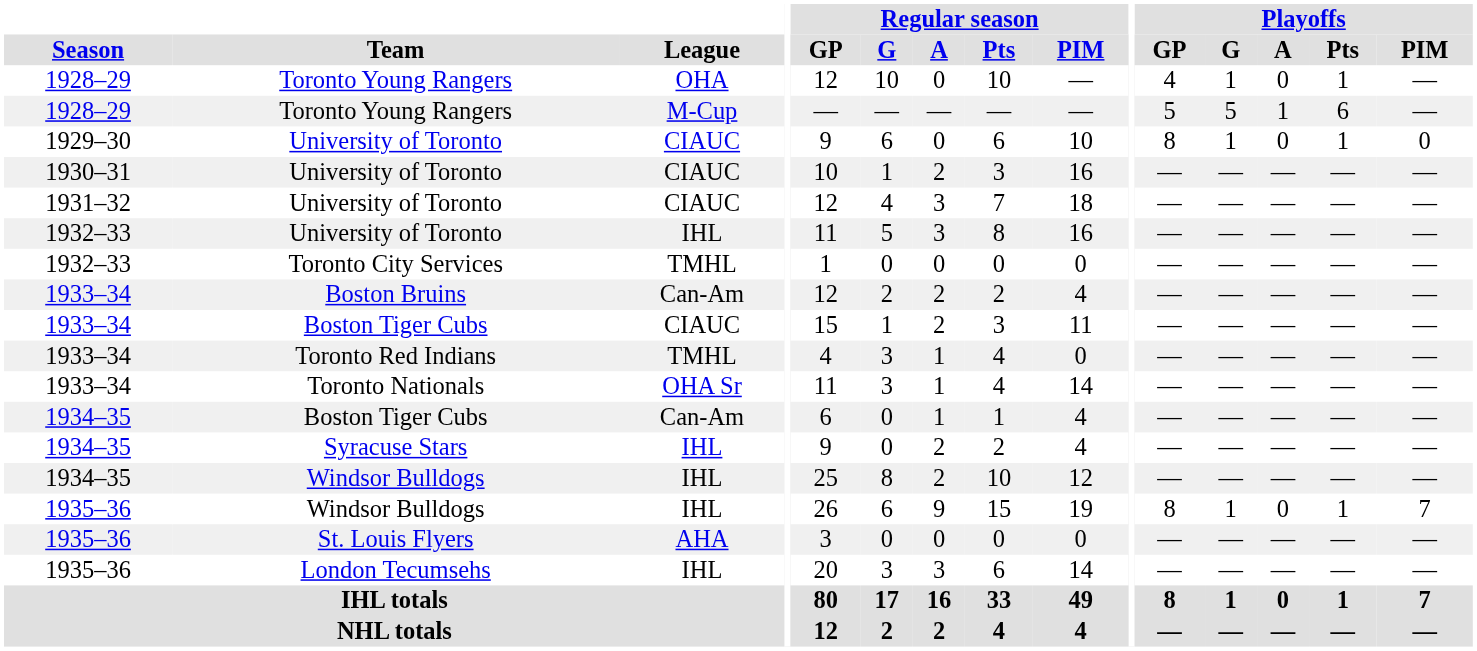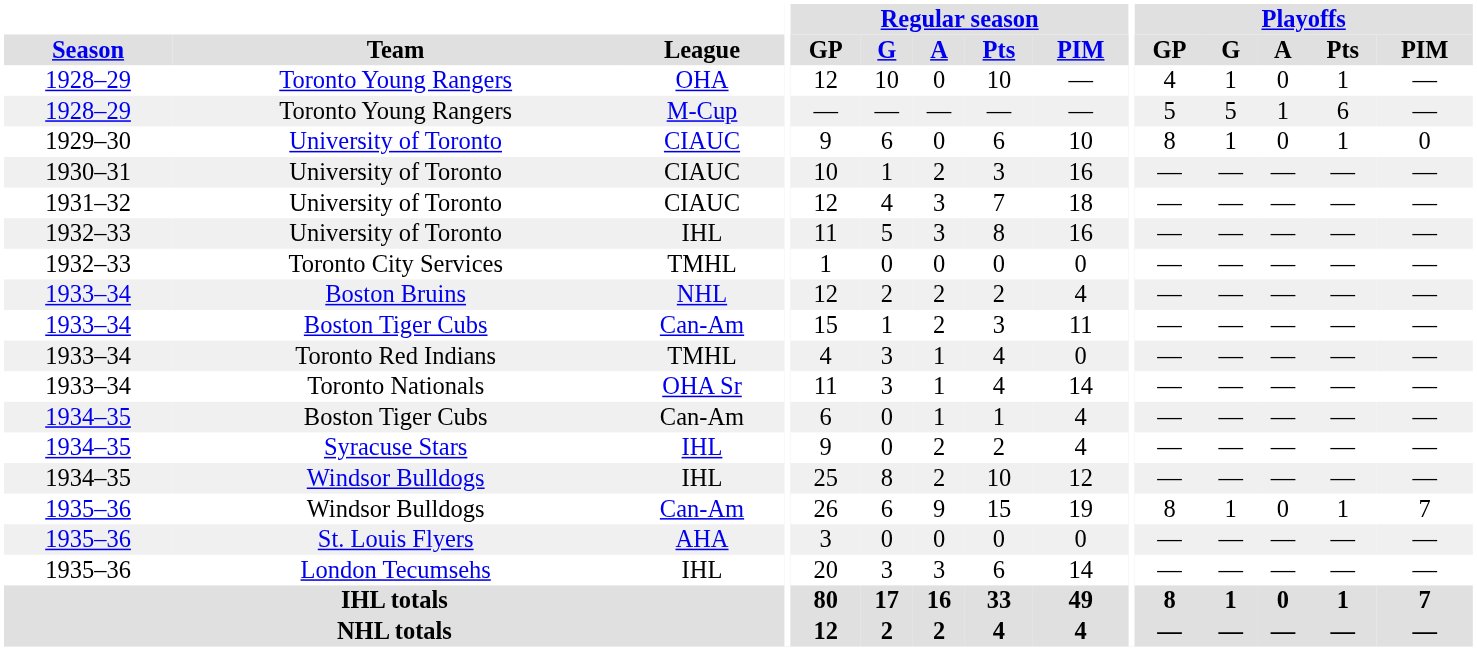(702, 294) Can-Am -> (702, 294) NHL
(702, 325) CIAUC -> (702, 325) Can-Am
(702, 508) IHL -> (702, 508) Can-Am
